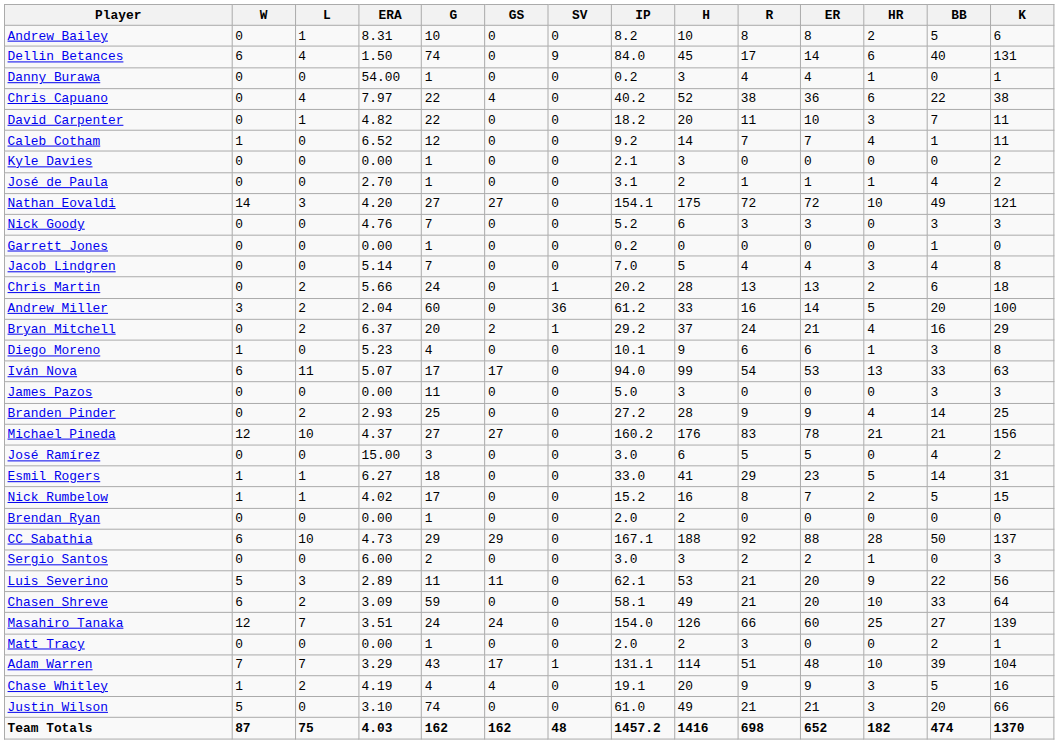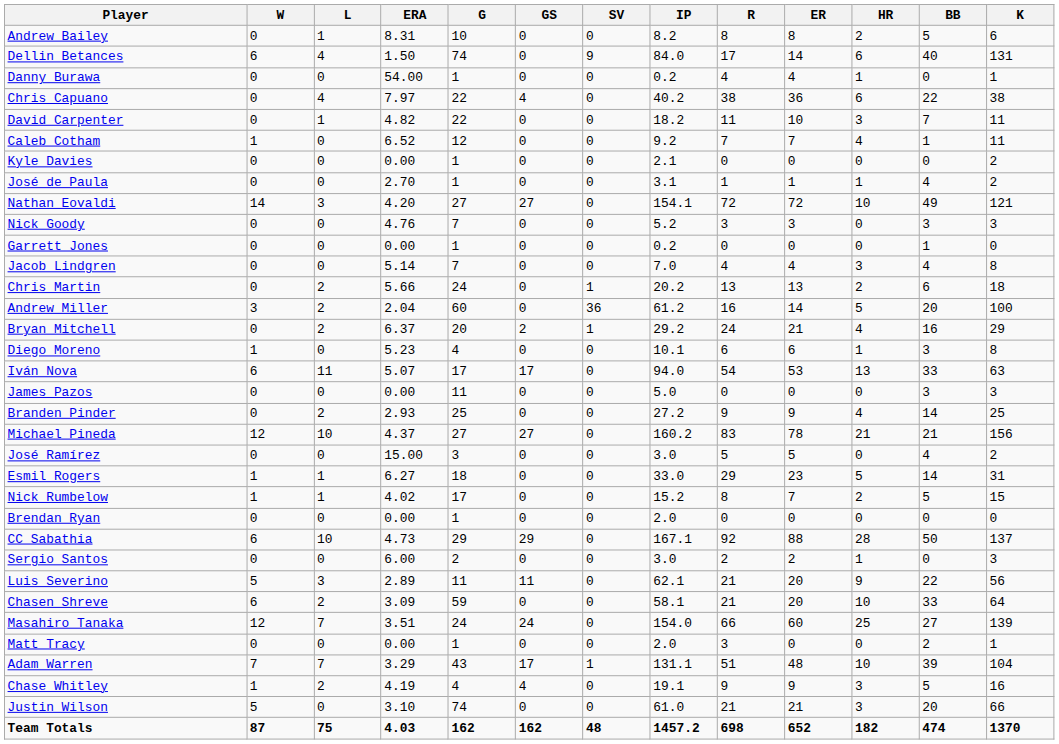- column: (706, 15)
